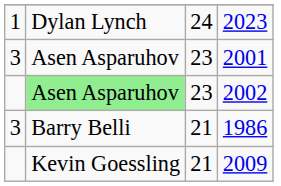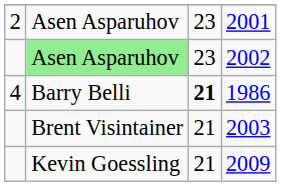- row: (245, 22)
(15, 57) 3 -> (15, 22) 2
(15, 127) 3 -> (15, 92) 4
(201, 127) normal -> (205, 92) bold
+ row: (248, 127)
